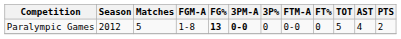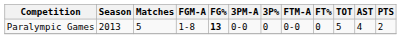(110, 27) 2012 -> (110, 27) 2013
(239, 27) bold -> (239, 27) normal
